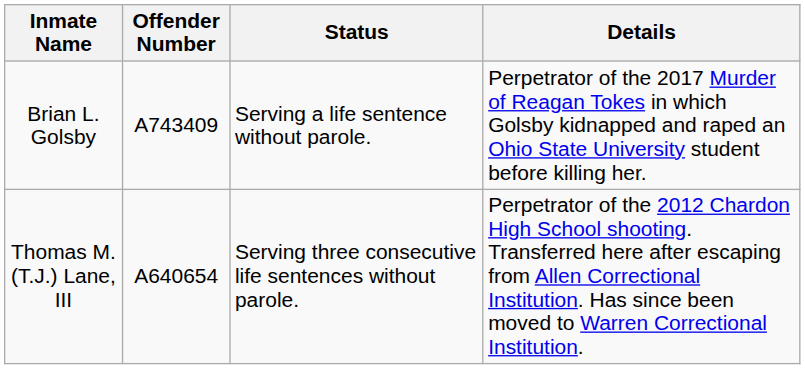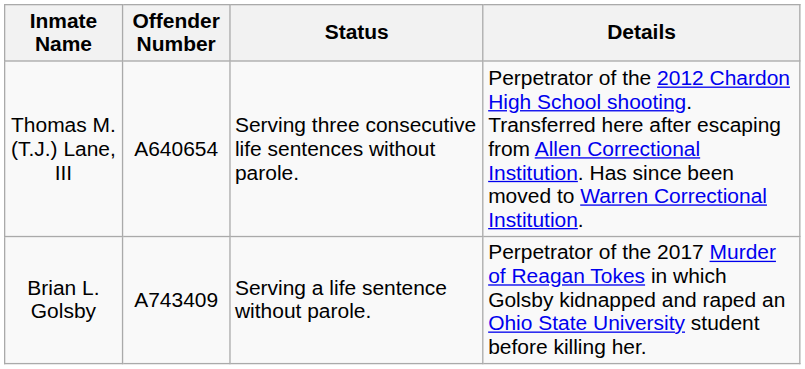rows swapped: (63, 125) <-> (63, 276)
